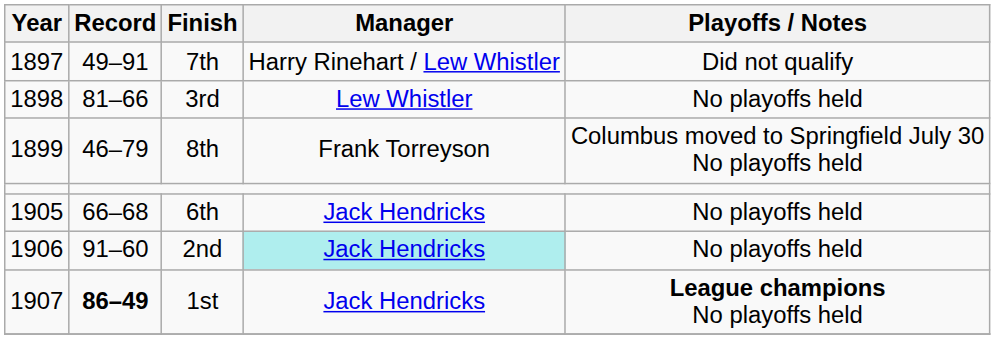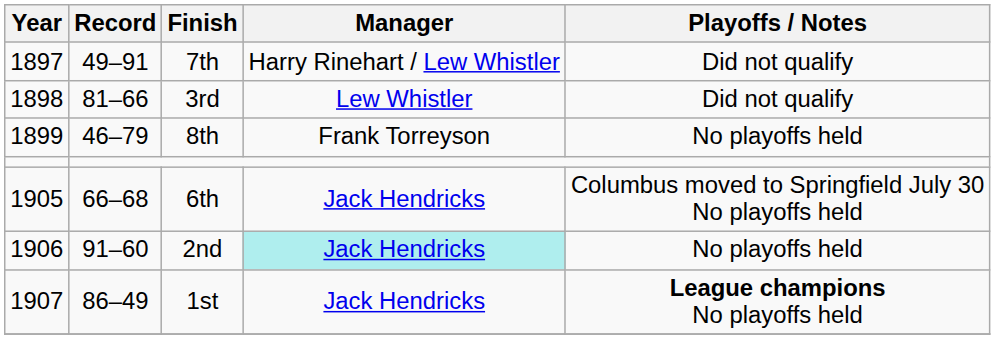(778, 99) No playoffs held -> (778, 99) Did not qualify
(778, 150) Columbus moved to Springfield July 30 No playoffs held -> (778, 136) No playoffs held
(778, 212) No playoffs held -> (778, 199) Columbus moved to Springfield July 30 No playoffs held
(115, 301) bold -> (115, 301) normal
